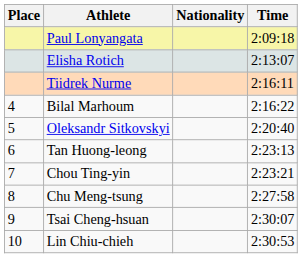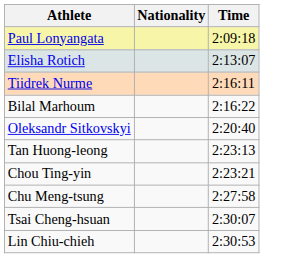- column: (24, 15)
